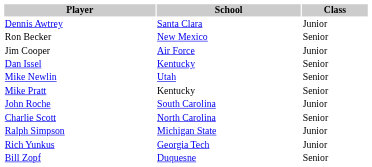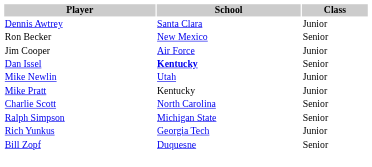(176, 64) normal -> (177, 64) bold
(315, 77) Senior -> (315, 77) Junior
(315, 91) Senior -> (315, 91) Junior
- row: (28, 104)
(315, 131) Junior -> (315, 117) Senior
